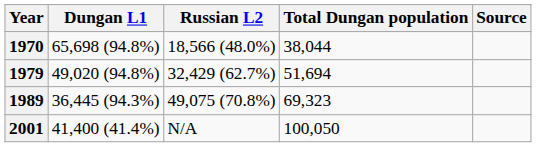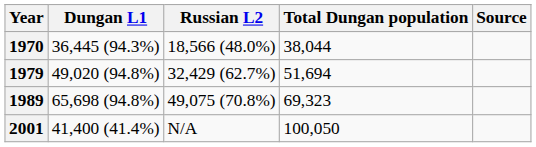(106, 45) 65,698 (94.8%) -> (106, 45) 36,445 (94.3%)
(106, 100) 36,445 (94.3%) -> (106, 100) 65,698 (94.8%)
